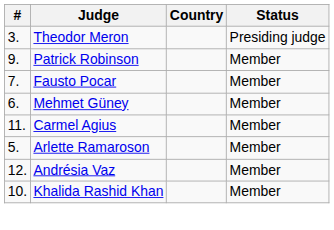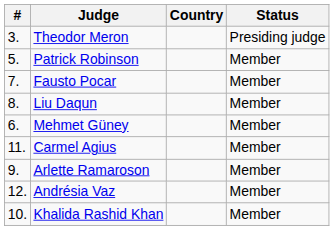(13, 59) 9. -> (13, 59) 5.
+ row: (65, 103)
(13, 147) 5. -> (13, 170) 9.
